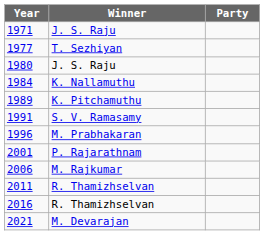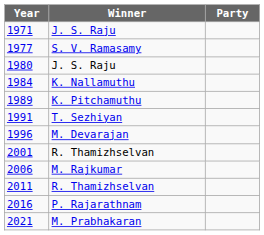(87, 48) T. Sezhiyan -> (96, 48) S. V. Ramasamy
(96, 117) S. V. Ramasamy -> (87, 117) T. Sezhiyan
(96, 135) M. Prabhakaran -> (90, 135) M. Devarajan
(96, 152) P. Rajarathnam -> (103, 152) R. Thamizhselvan
(103, 204) R. Thamizhselvan -> (96, 204) P. Rajarathnam
(90, 222) M. Devarajan -> (96, 222) M. Prabhakaran
